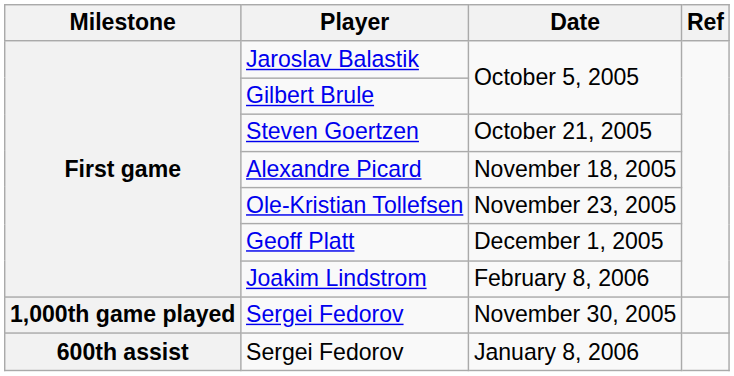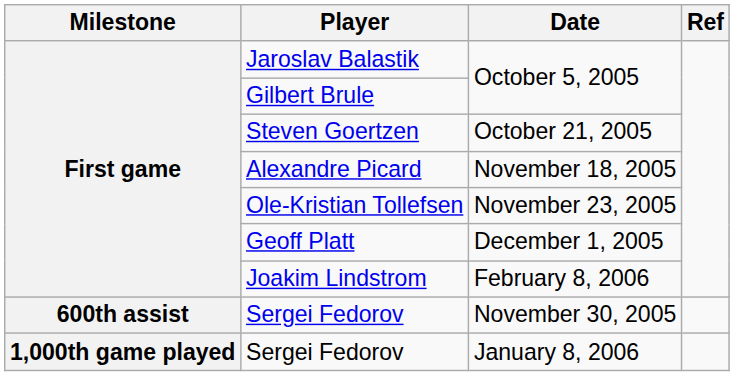(123, 315) 1,000th game played -> (123, 315) 600th assist
(123, 351) 600th assist -> (123, 351) 1,000th game played
